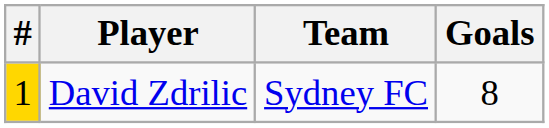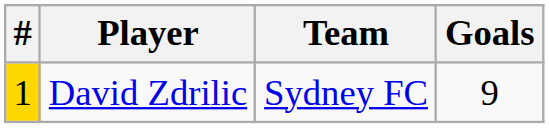(490, 91) 8 -> (490, 91) 9
